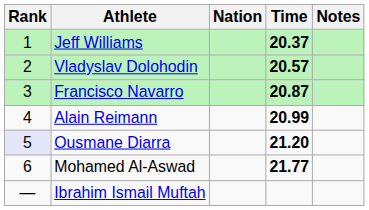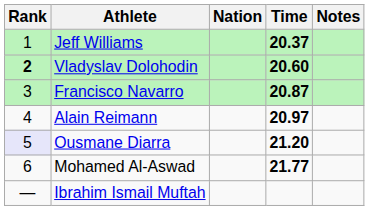(28, 67) normal -> (28, 67) bold
(289, 67) 20.57 -> (289, 67) 20.60
(289, 117) 20.99 -> (289, 117) 20.97
